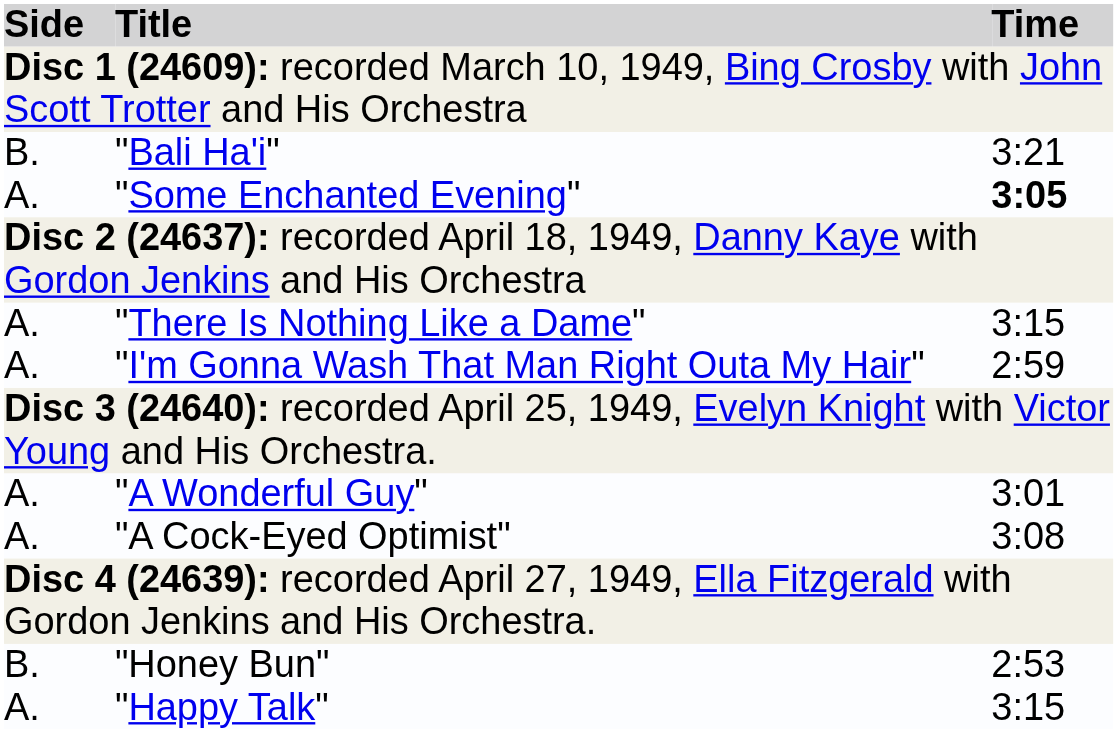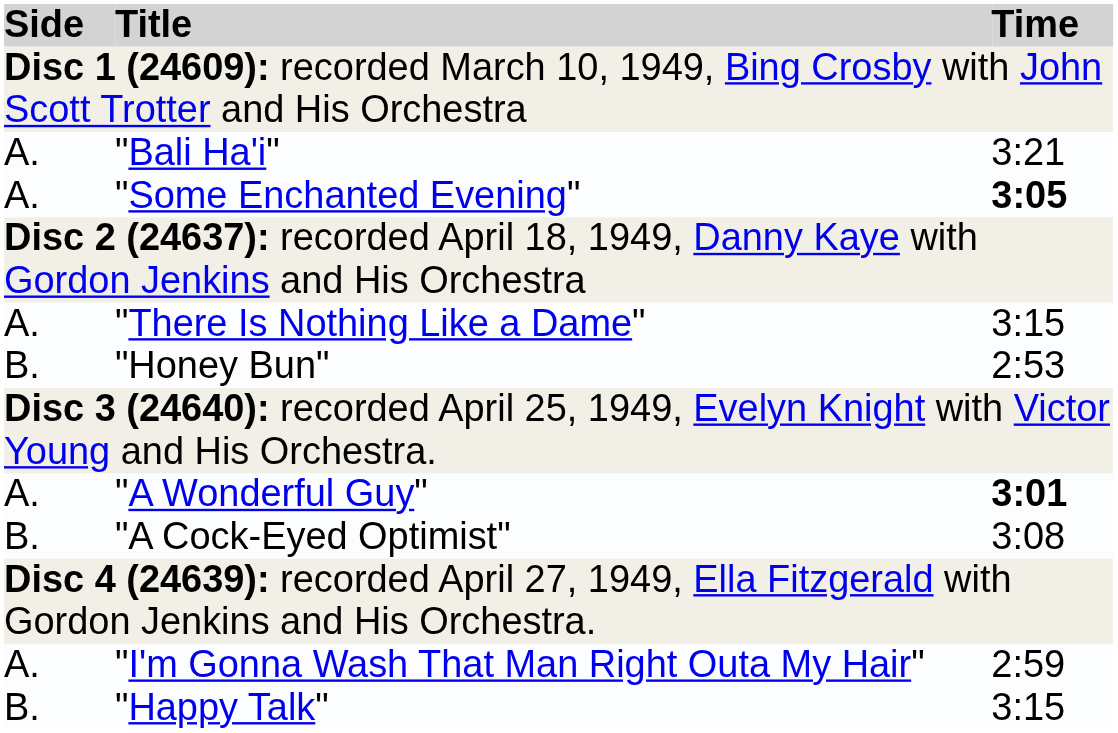(22, 152) B. -> (22, 152) A.
rows swapped: (222, 664) <-> (520, 365)
(1028, 493) normal -> (1029, 493) bold
(22, 536) A. -> (22, 536) B.
(22, 707) A. -> (22, 707) B.
